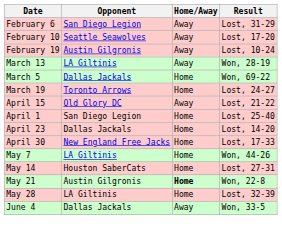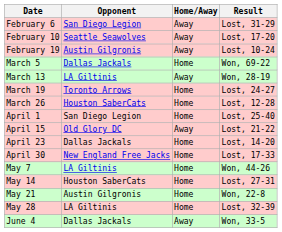rows swapped: (23, 77) <-> (26, 63)
+ row: (26, 103)
rows swapped: (23, 116) <-> (26, 103)
(184, 182) bold -> (184, 195) normal
